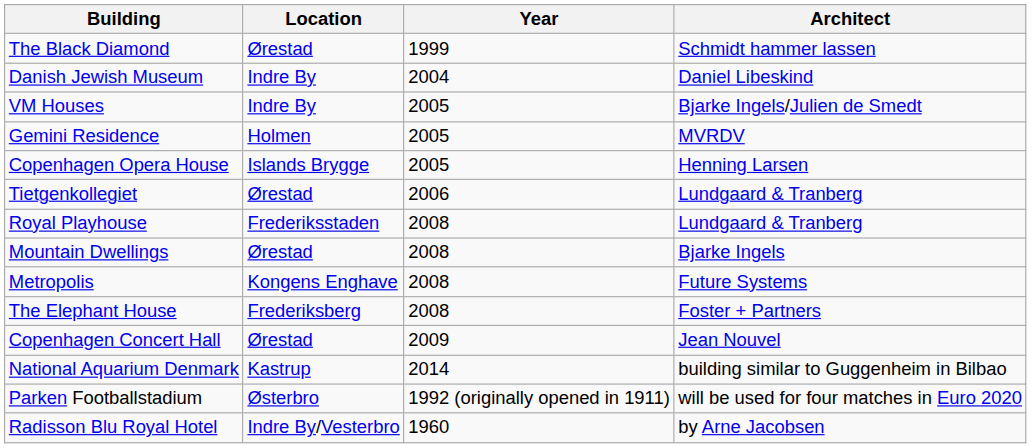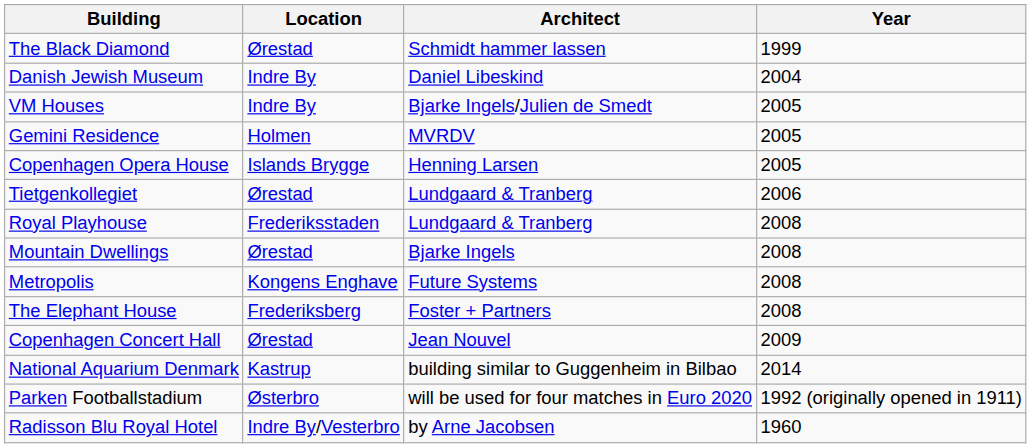columns swapped: (539, 19) <-> (850, 19)
